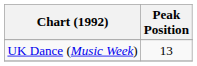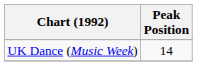(166, 50) 13 -> (166, 50) 14
